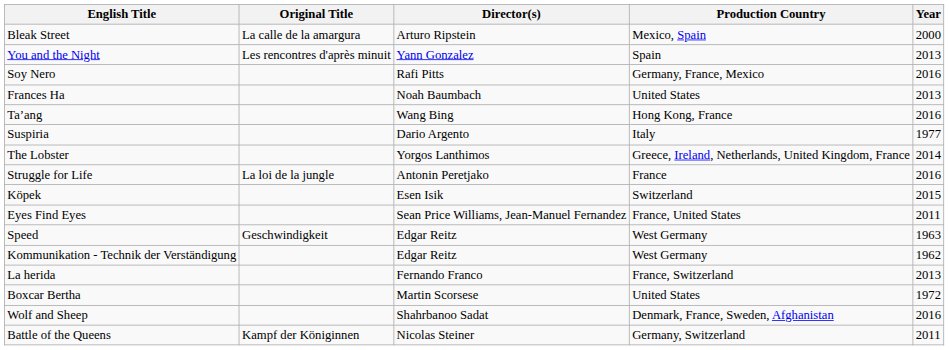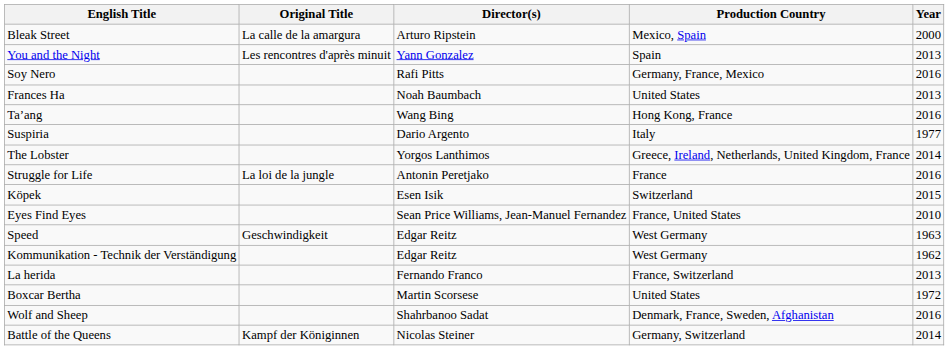(928, 214) 2011 -> (928, 214) 2010
(928, 335) 2011 -> (928, 335) 2014
